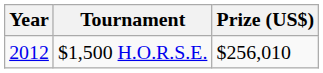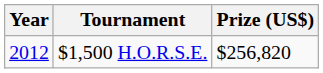(254, 51) $256,010 -> (254, 51) $256,820
